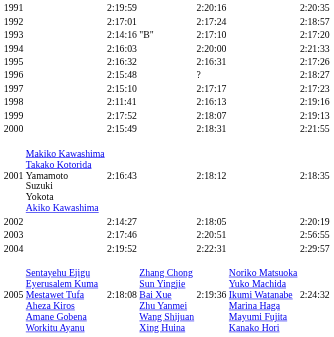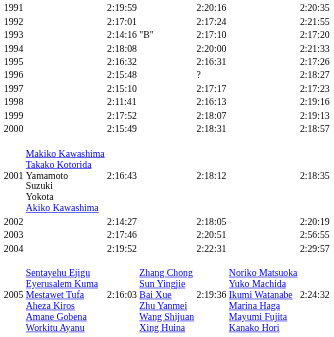(315, 21) 2:18:57 -> (315, 21) 2:21:55
(122, 48) 2:16:03 -> (122, 48) 2:18:08
(315, 129) 2:21:55 -> (315, 129) 2:18:57
(122, 295) 2:18:08 -> (122, 295) 2:16:03
